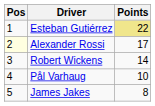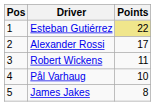(10, 44) lightyellow background -> (10, 44) no background
(143, 60) 14 -> (143, 60) 11
